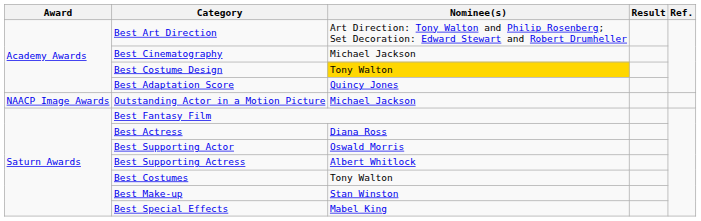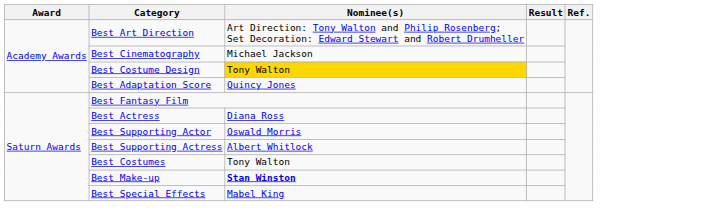- row: (220, 100)
(364, 193) normal -> (261, 178) bold
